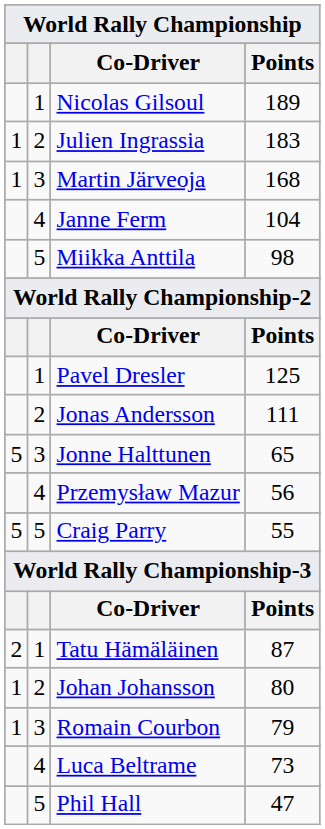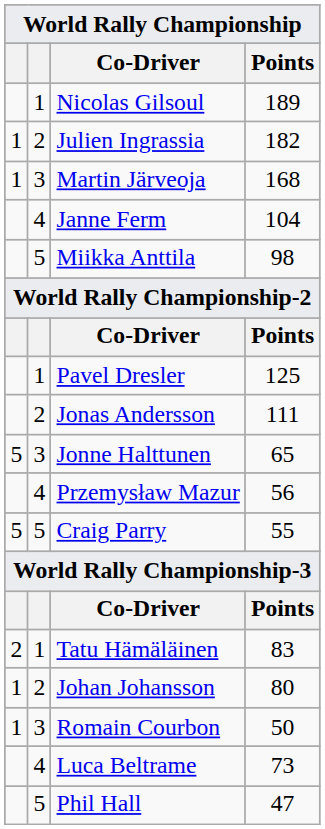(283, 140) 183 -> (283, 140) 182
(283, 648) 87 -> (283, 648) 83
(283, 726) 79 -> (283, 726) 50
